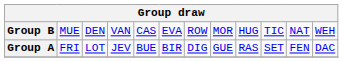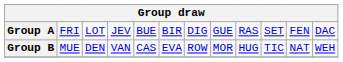rows swapped: (31, 49) <-> (31, 31)
